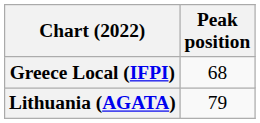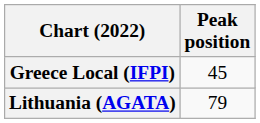(217, 72) 68 -> (217, 72) 45
